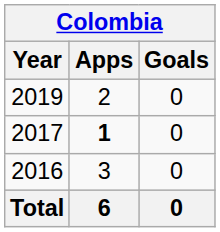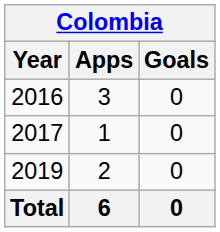rows swapped: (37, 171) <-> (37, 97)
(104, 134) bold -> (104, 134) normal
